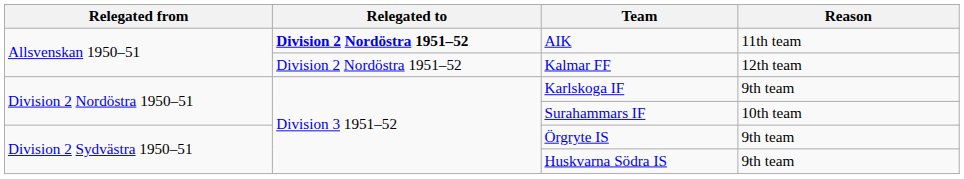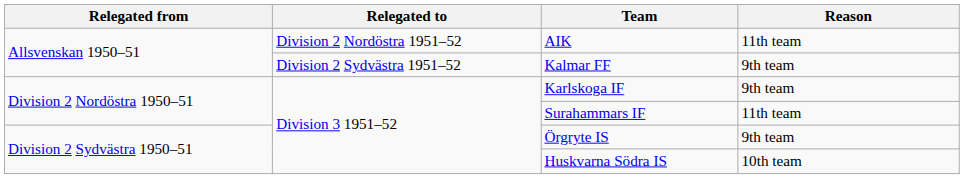(372, 40) bold -> (369, 40) normal
(369, 64) Division 2 Nordöstra 1951–52 -> (368, 64) Division 2 Sydvästra 1951–52
(772, 64) 12th team -> (768, 64) 9th team
(772, 112) 10th team -> (771, 112) 11th team
(768, 161) 9th team -> (772, 161) 10th team
